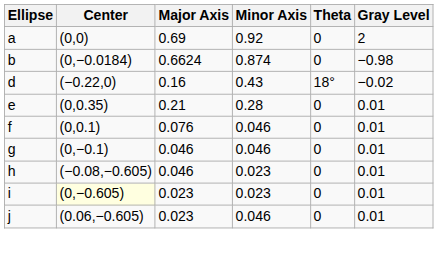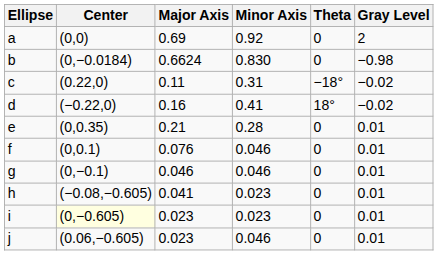(253, 60) 0.874 -> (253, 60) 0.830
+ row: (11, 82)
(249, 82) 0.43 -> (249, 104) 0.41
(176, 171) 0.046 -> (176, 194) 0.041
